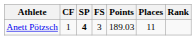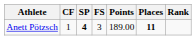(122, 27) 189.03 -> (122, 27) 189.00
(151, 27) normal -> (151, 27) bold
